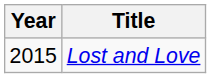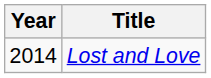(33, 55) 2015 -> (33, 55) 2014
